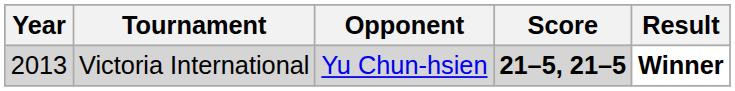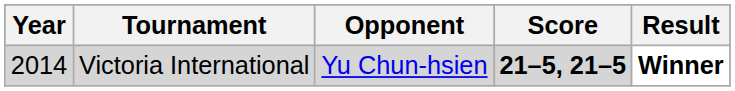(39, 65) 2013 -> (39, 65) 2014
